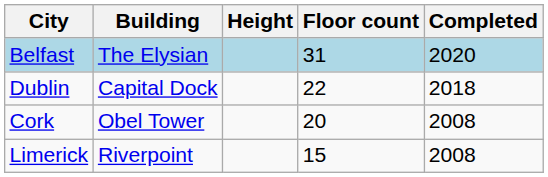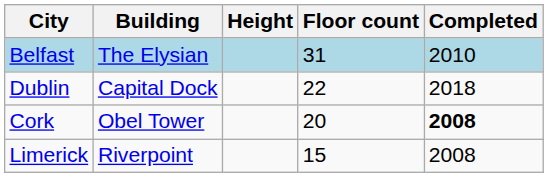(452, 54) 2020 -> (452, 54) 2010
(452, 121) normal -> (452, 121) bold
